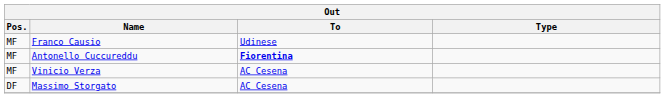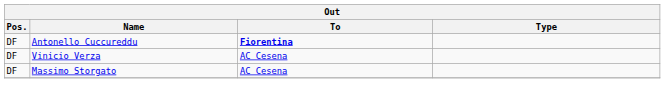- row: (66, 41)
(12, 56) MF -> (12, 41) DF
(12, 70) MF -> (12, 56) DF
